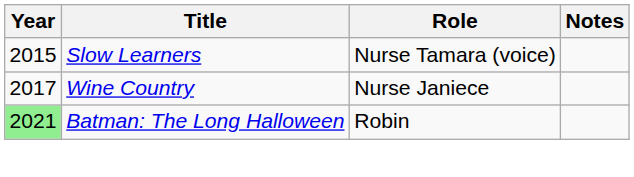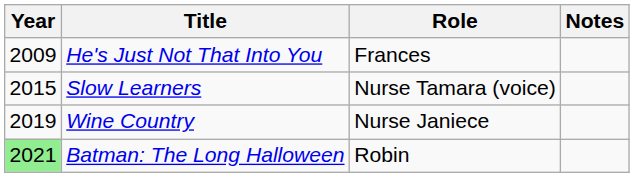+ row: (194, 54)
(33, 88) 2017 -> (33, 121) 2019
